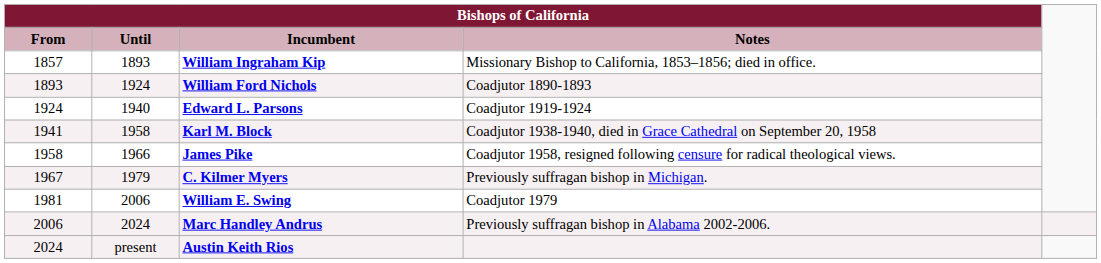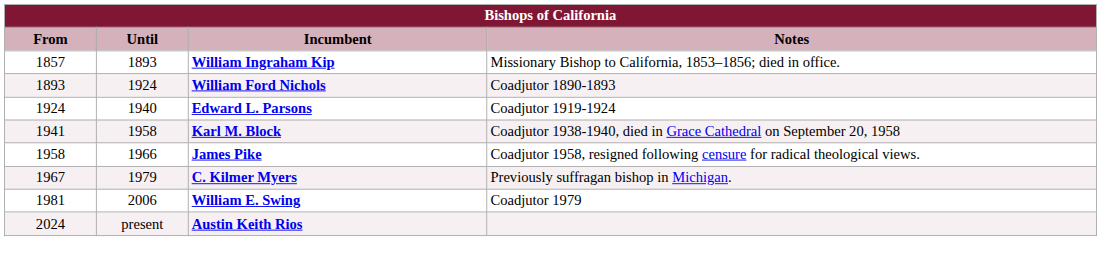- row: (252, 223)
